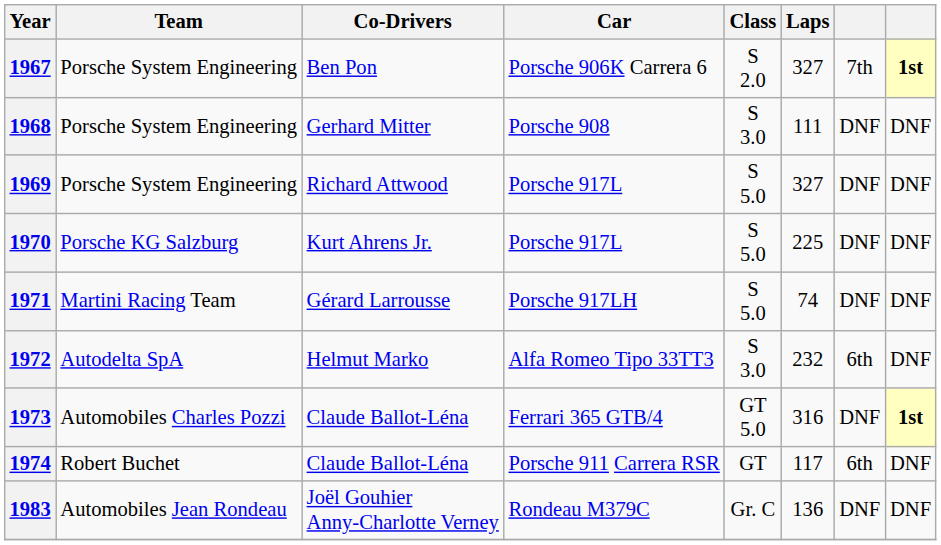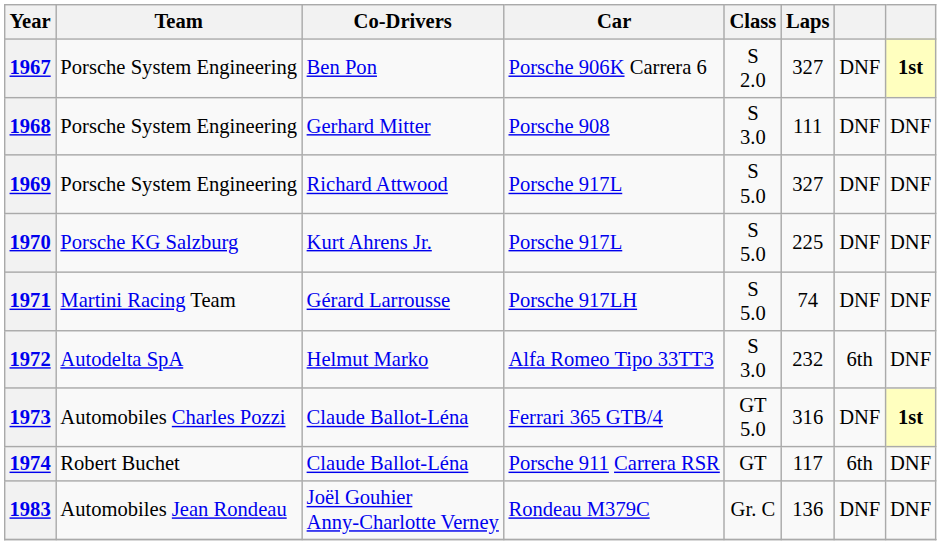(860, 67) 7th -> (860, 67) DNF
